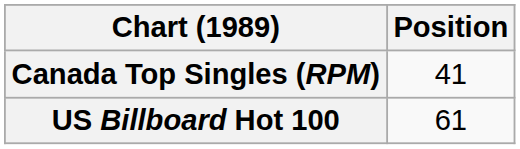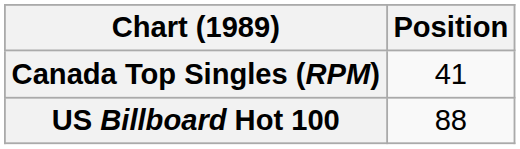(451, 119) 61 -> (451, 119) 88
